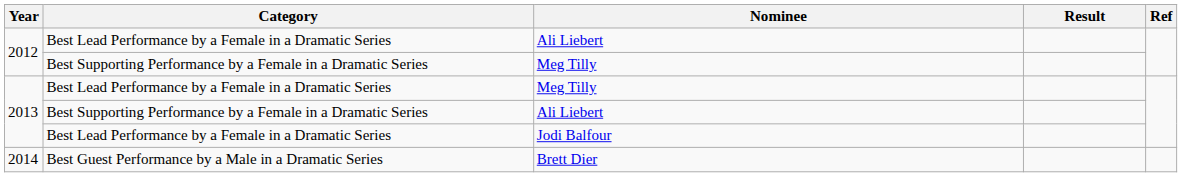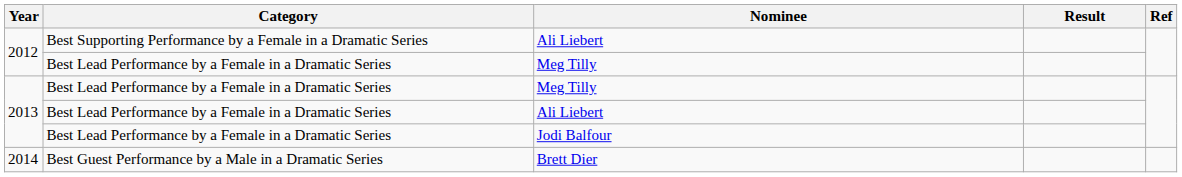(219, 40) Best Lead Performance by a Female in a Dramatic Series -> (237, 40) Best Supporting Performance by a Female in a Dramatic Series
(237, 64) Best Supporting Performance by a Female in a Dramatic Series -> (219, 64) Best Lead Performance by a Female in a Dramatic Series
(237, 111) Best Supporting Performance by a Female in a Dramatic Series -> (219, 111) Best Lead Performance by a Female in a Dramatic Series
